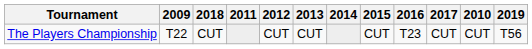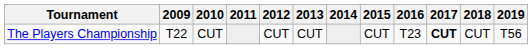columns swapped: (477, 14) <-> (210, 14)
(444, 34) normal -> (444, 34) bold
